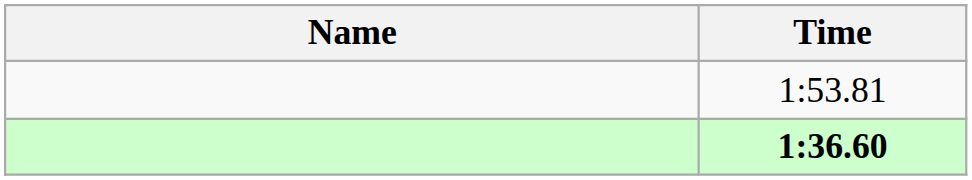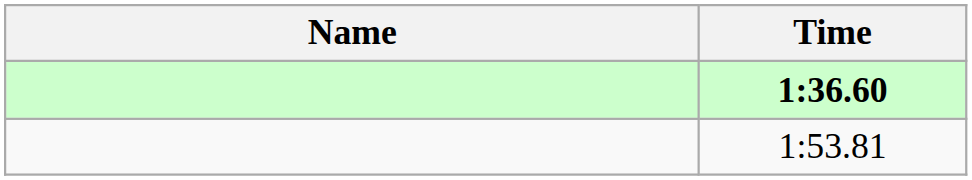rows swapped: (833, 145) <-> (833, 89)
